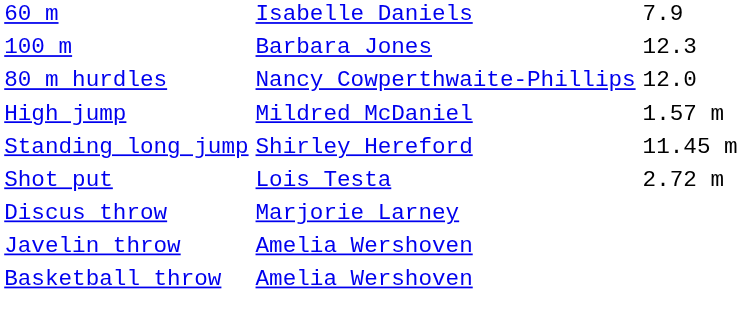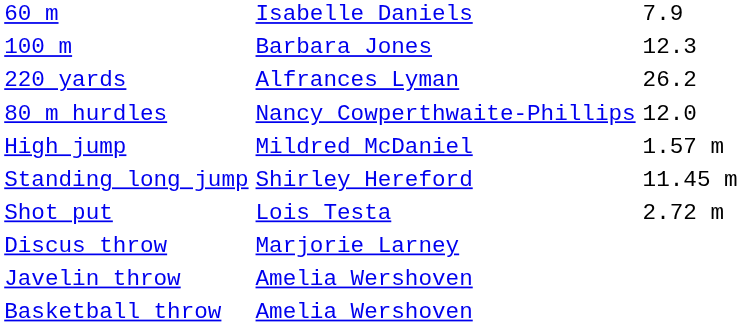+ row: (65, 80)
